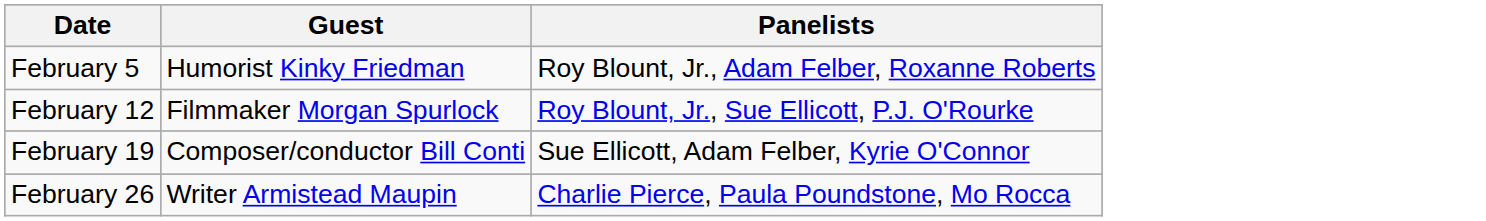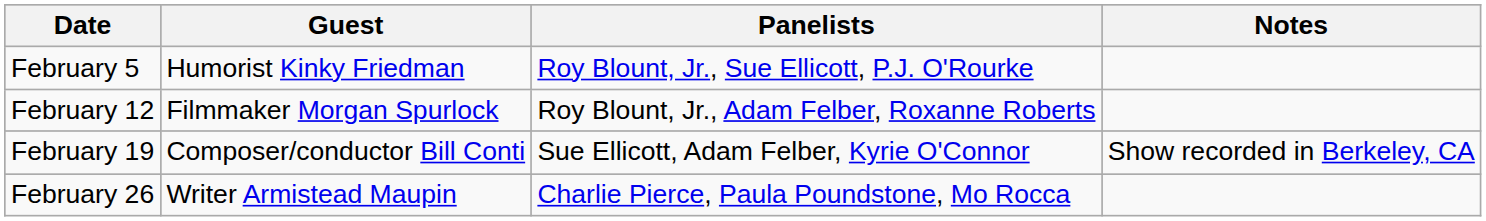+ column: (1291, 25)
(816, 67) Roy Blount, Jr., Adam Felber, Roxanne Roberts -> (785, 67) Roy Blount, Jr., Sue Ellicott, P.J. O'Rourke
(785, 109) Roy Blount, Jr., Sue Ellicott, P.J. O'Rourke -> (816, 109) Roy Blount, Jr., Adam Felber, Roxanne Roberts
